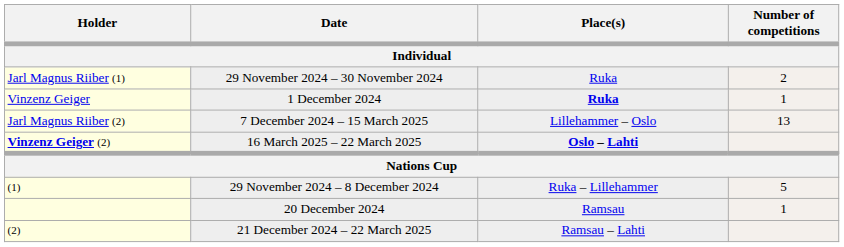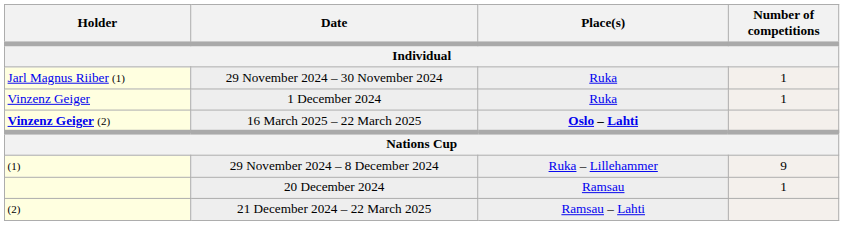(784, 77) 2 -> (784, 77) 1
(603, 99) bold -> (603, 99) normal
- row: (66, 120)
(784, 187) 5 -> (784, 165) 9
